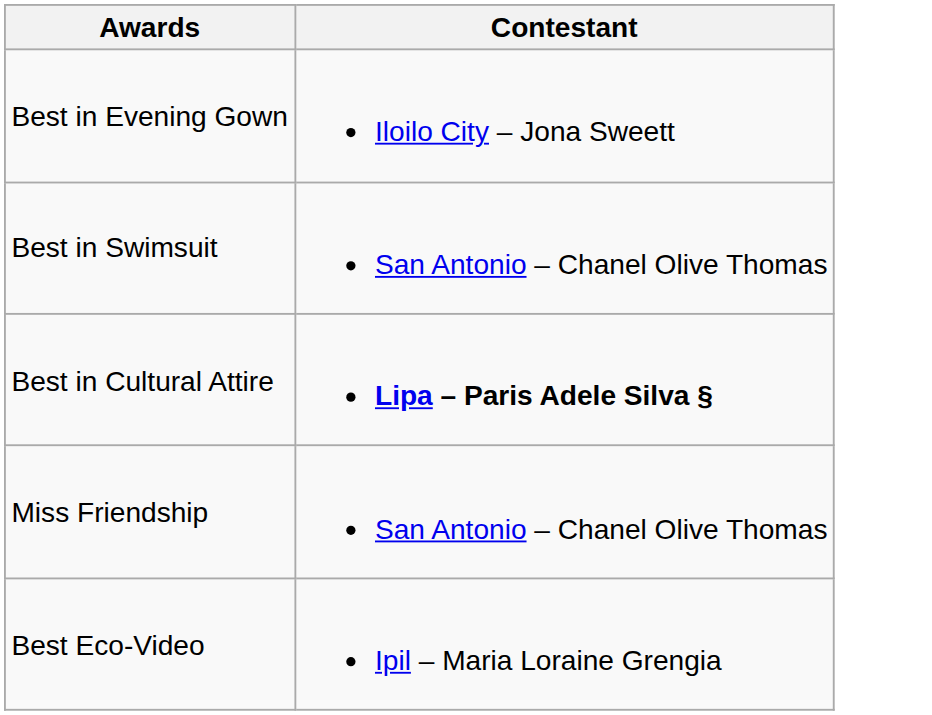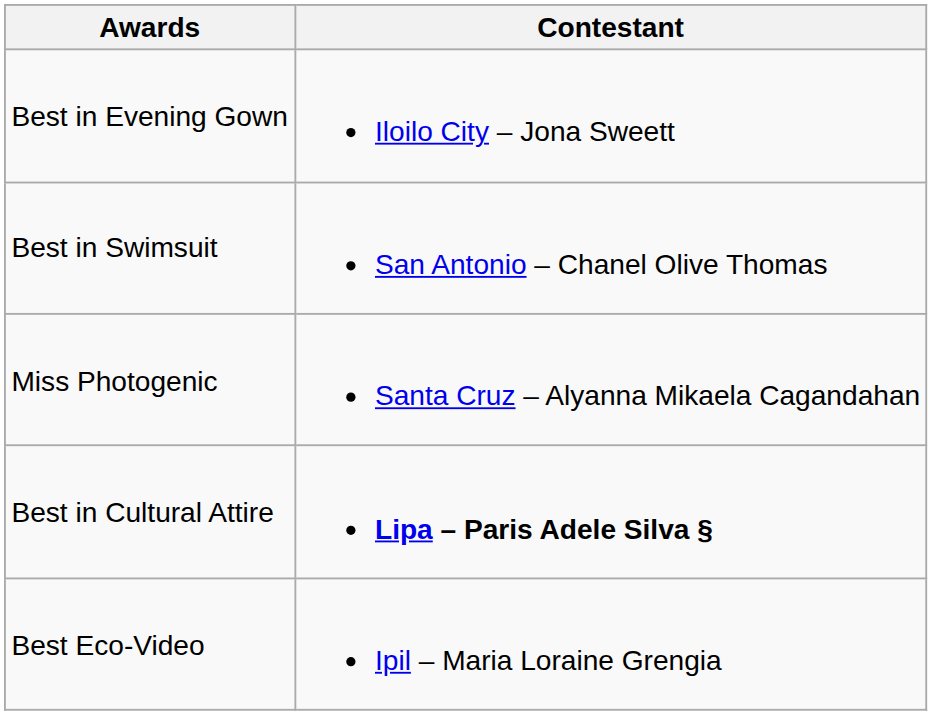+ row: (115, 380)
- row: (110, 512)
